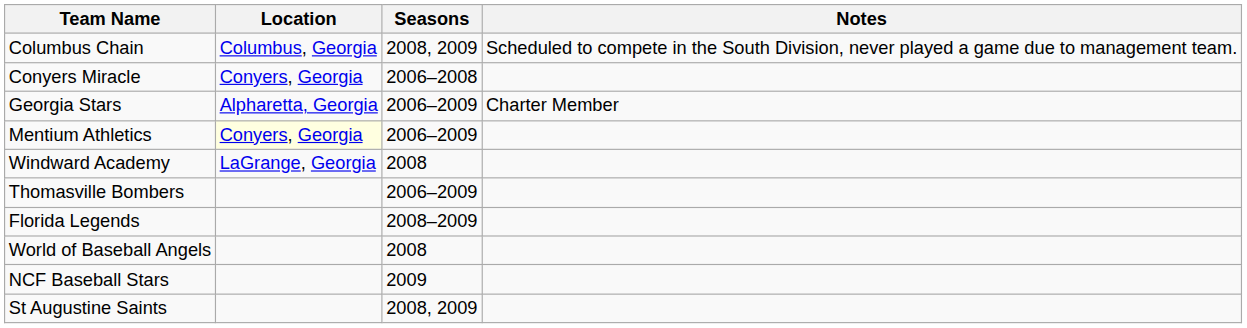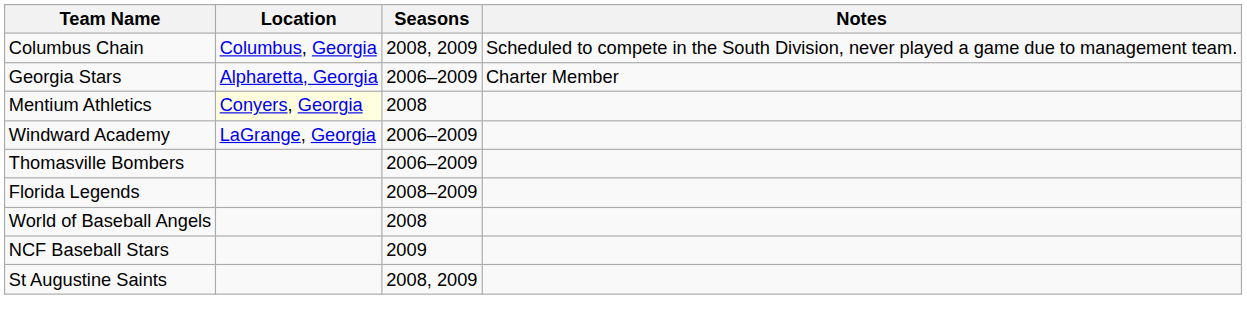- row: (75, 76)
(432, 134) 2006–2009 -> (407, 105) 2008
(407, 163) 2008 -> (432, 134) 2006–2009
